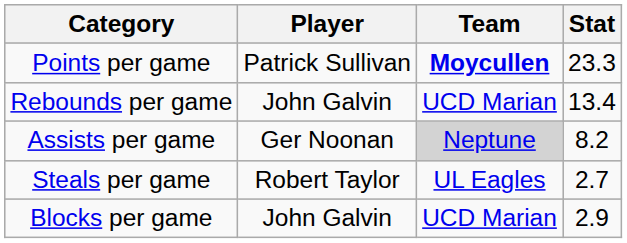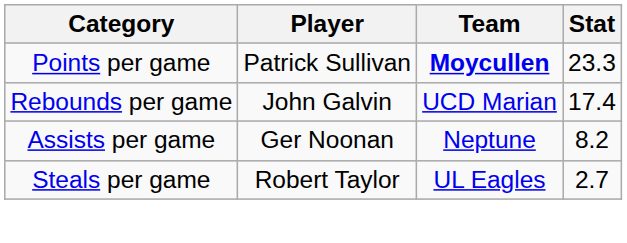(592, 101) 13.4 -> (592, 101) 17.4
(489, 140) lightgrey background -> (489, 140) no background
- row: (121, 218)
